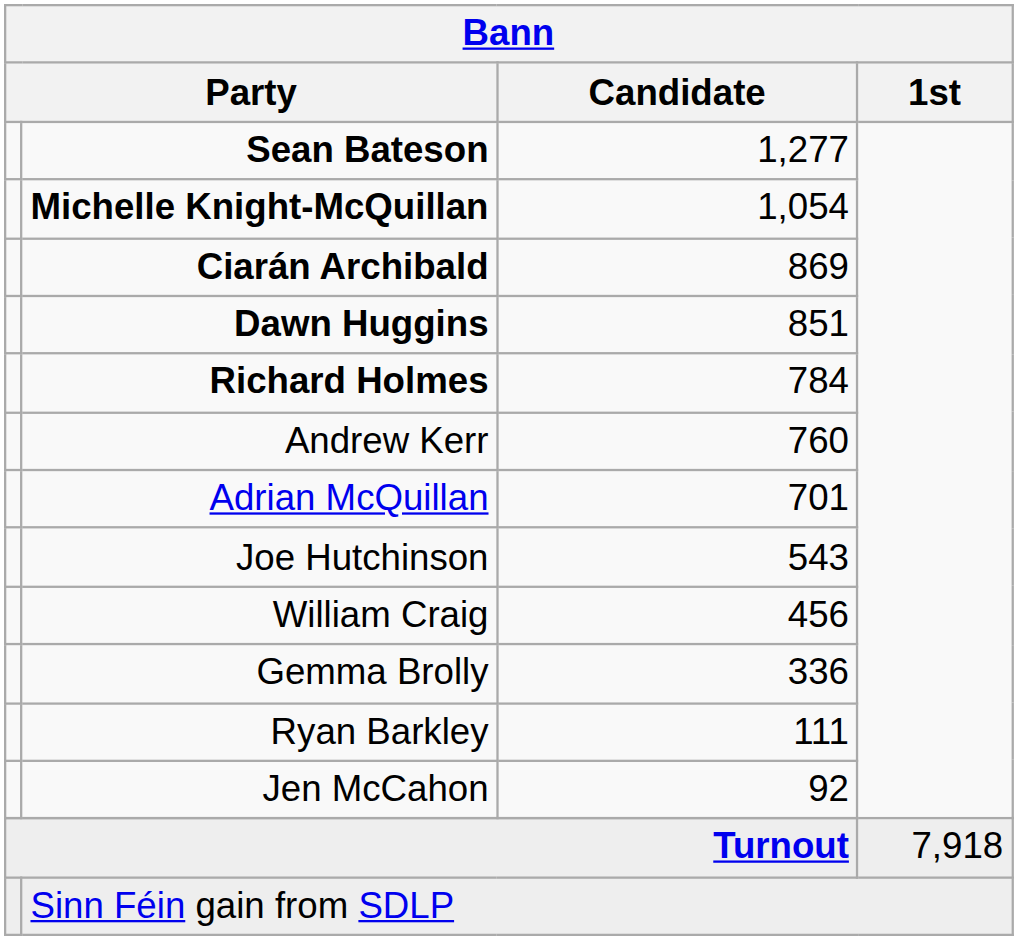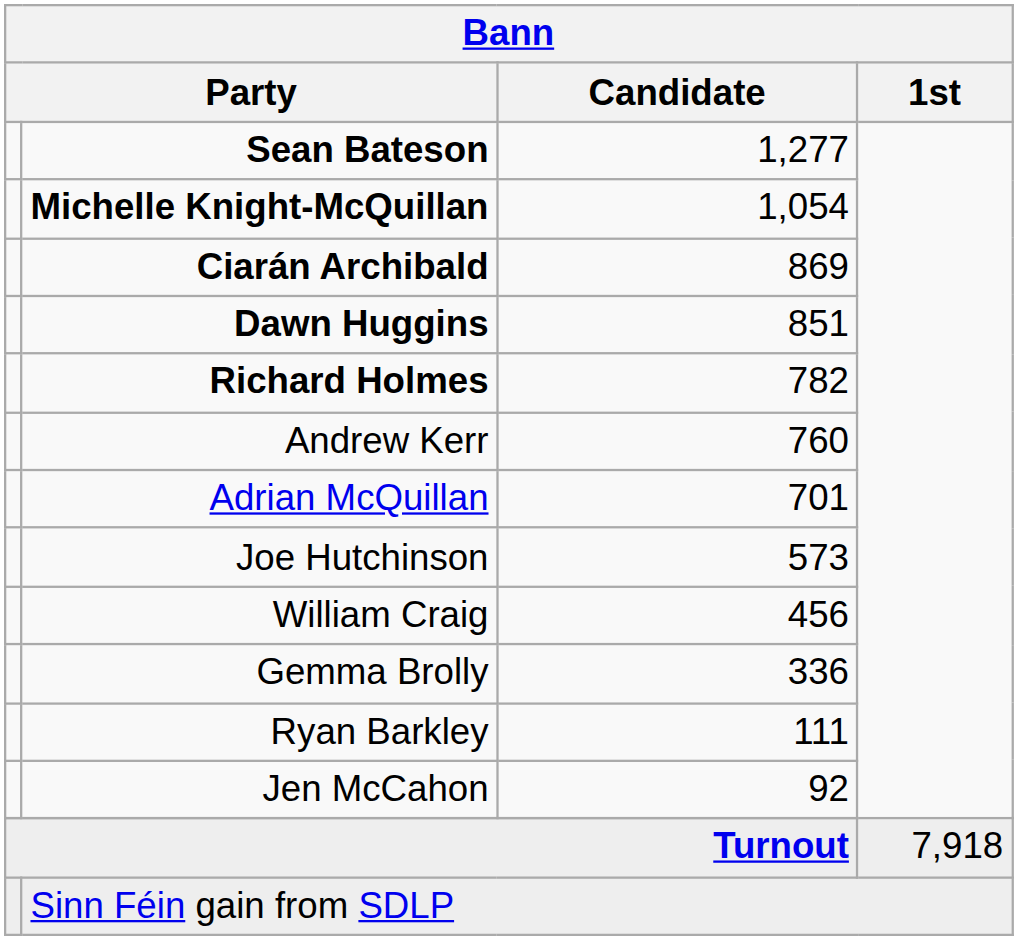(818, 382) 784 -> (818, 382) 782
(818, 556) 543 -> (818, 556) 573
